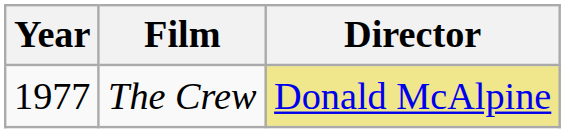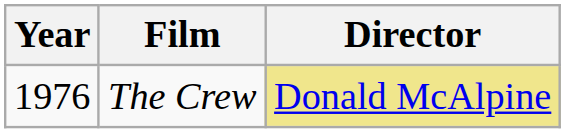(52, 95) 1977 -> (52, 95) 1976
